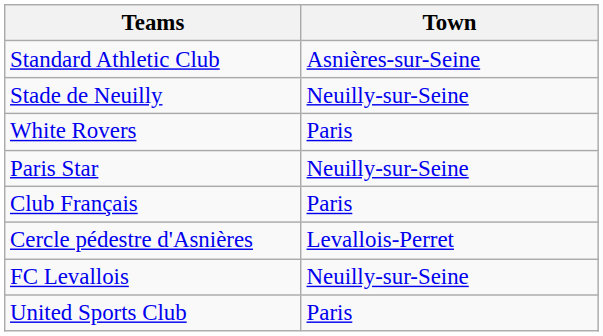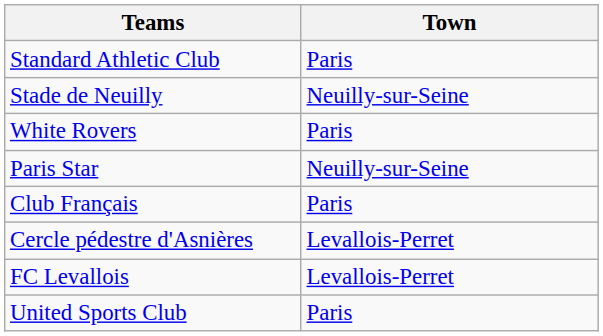(393, 58) Asnières-sur-Seine -> (329, 58) Paris
(388, 276) Neuilly-sur-Seine -> (380, 276) Levallois-Perret
